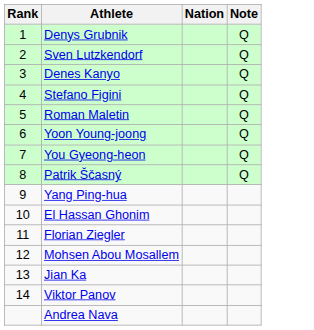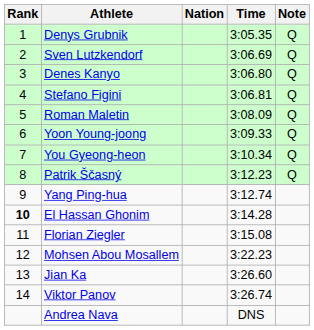+ column: (251, 14)
(23, 214) normal -> (23, 214) bold
